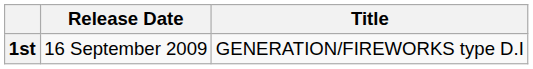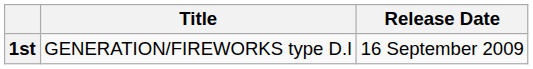columns swapped: (126, 19) <-> (370, 19)
